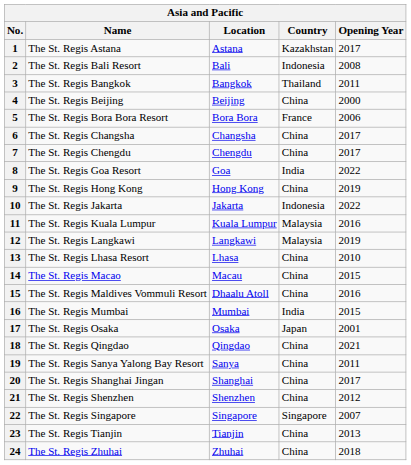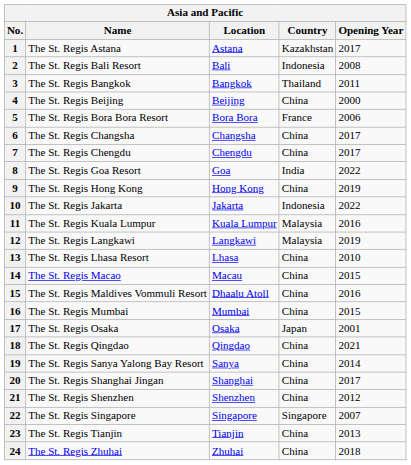(293, 310) India -> (295, 310) China
(349, 363) 2011 -> (349, 363) 2014
